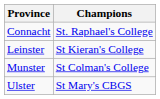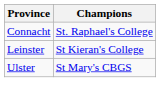- row: (26, 67)
